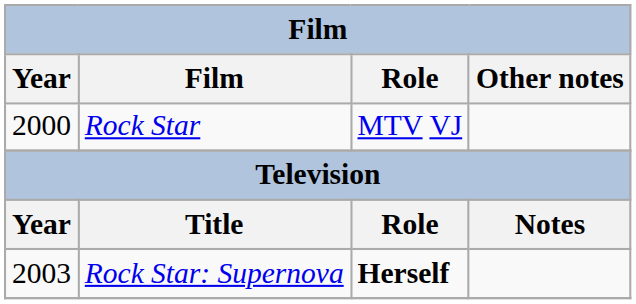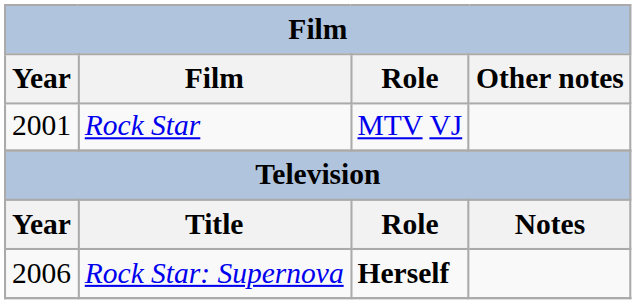(41, 126) 2000 -> (41, 126) 2001
(41, 272) 2003 -> (41, 272) 2006
